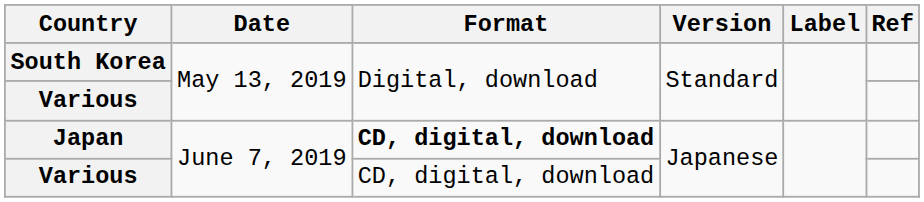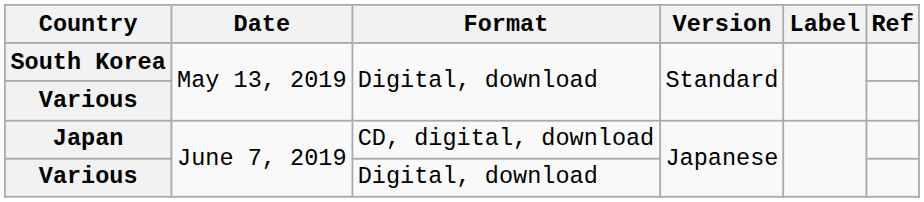(506, 139) bold -> (506, 139) normal
(506, 177) CD, digital, download -> (478, 177) Digital, download
